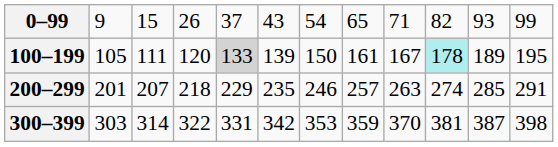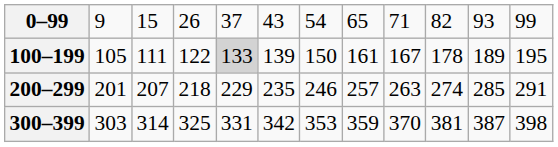(195, 55) 120 -> (195, 55) 122
(447, 55) paleturquoise background -> (447, 55) no background
(195, 123) 322 -> (195, 123) 325
